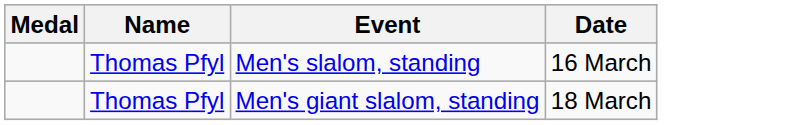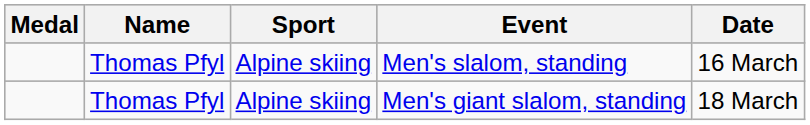+ column: (303, 24)
